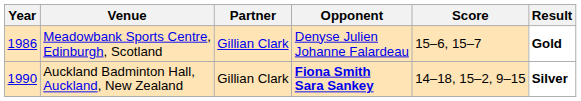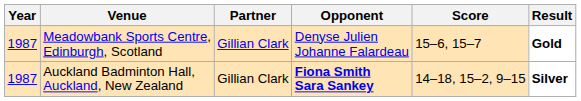(22, 44) 1986 -> (22, 44) 1987
(22, 79) 1990 -> (22, 79) 1987
